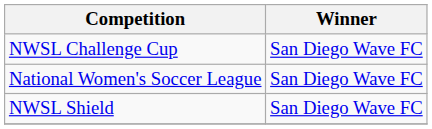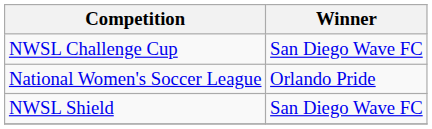(346, 78) San Diego Wave FC -> (323, 78) Orlando Pride
